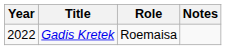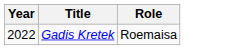- column: (200, 14)
